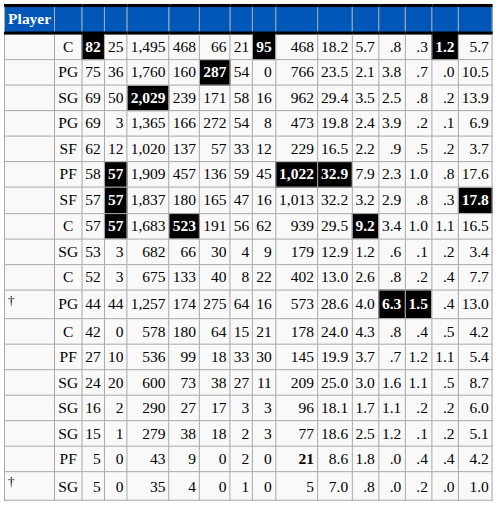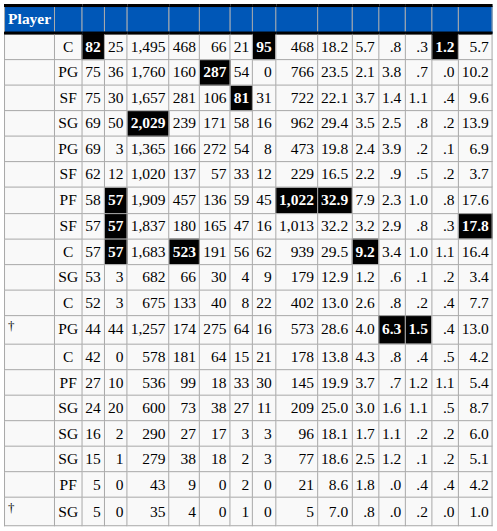(475, 72) 10.5 -> (475, 72) 10.2
+ row: (68, 98)
(475, 226) 16.5 -> (475, 251) 16.4
(184, 331) 180 -> (184, 357) 181
(335, 331) 24.0 -> (335, 357) 13.8
(306, 459) bold -> (306, 484) normal
